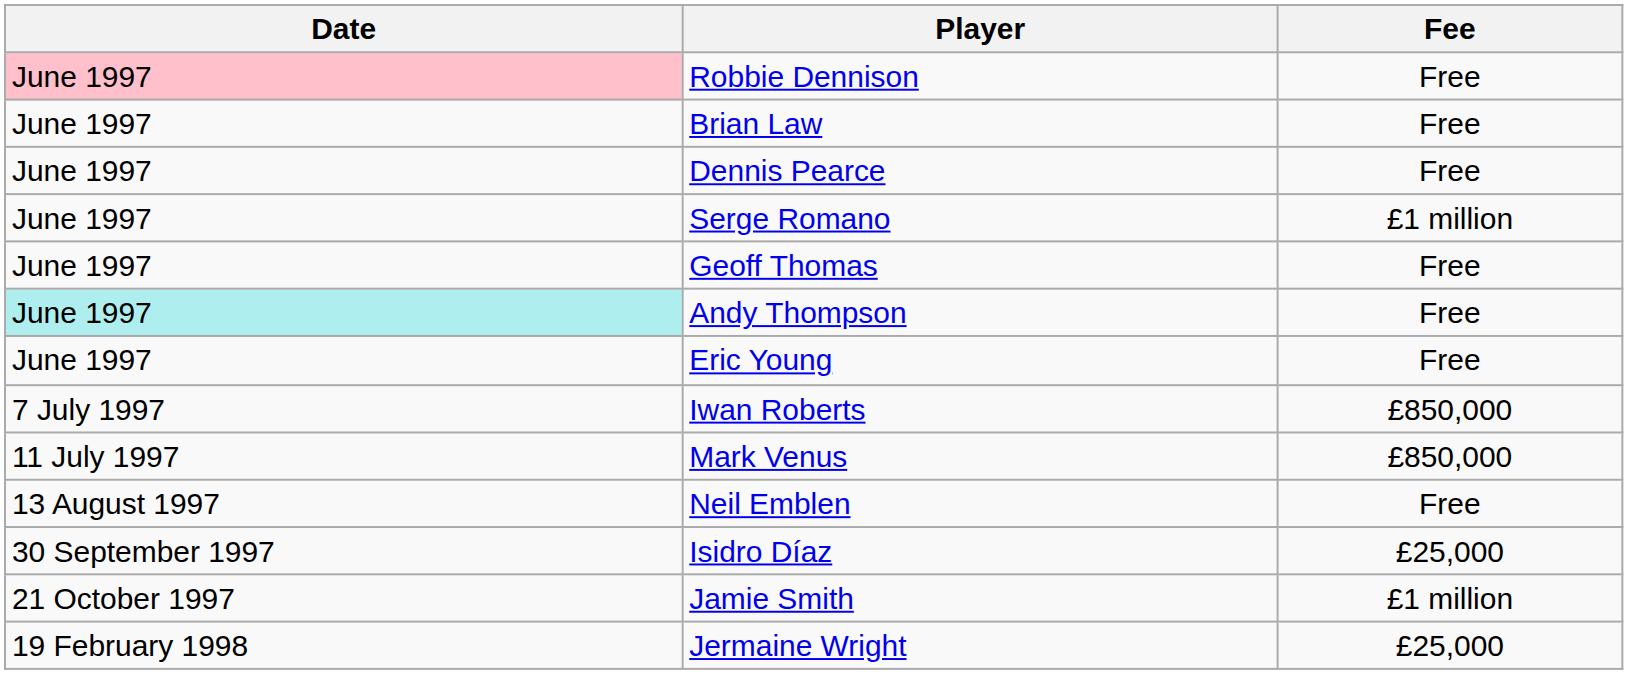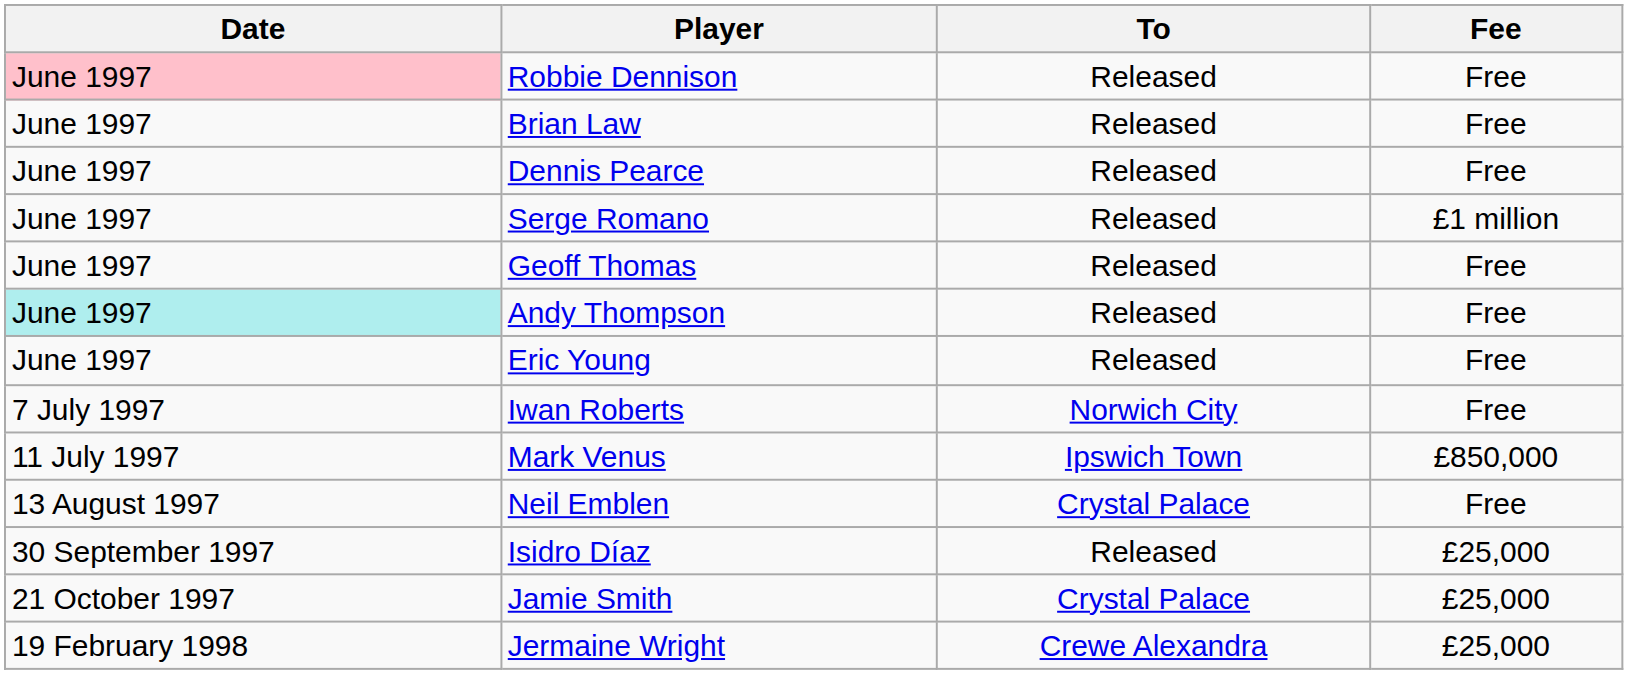+ column: (1154, 29)
(1450, 408) £850,000 -> (1496, 408) Free
(1450, 598) £1 million -> (1496, 598) £25,000
